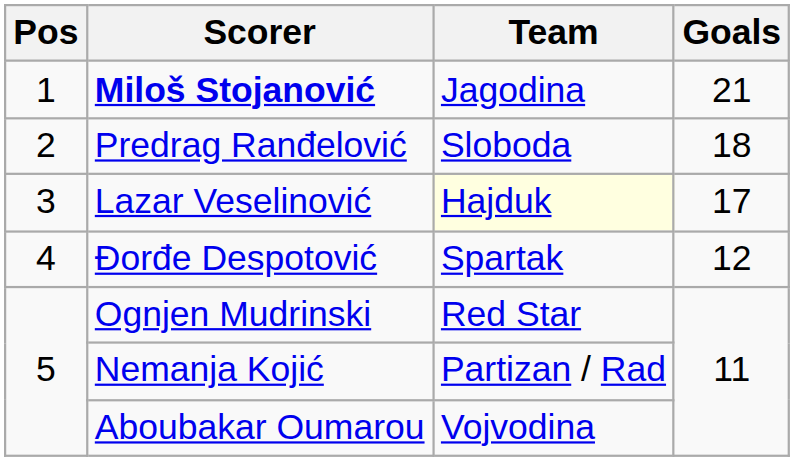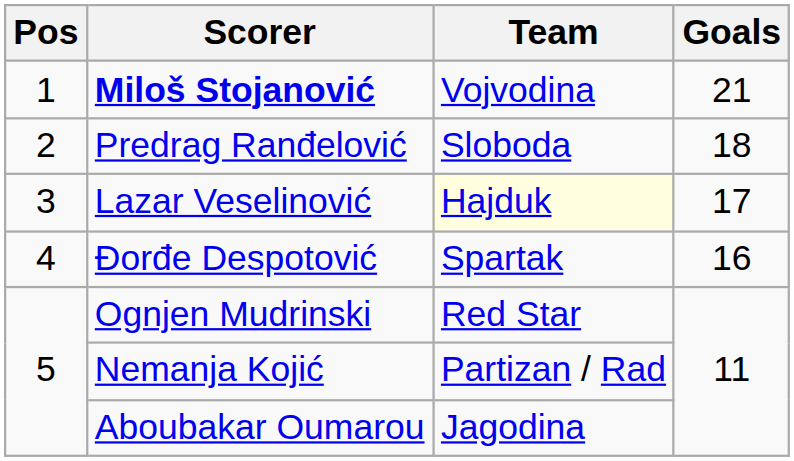(513, 88) Jagodina -> (518, 88) Vojvodina
(732, 257) 12 -> (732, 257) 16
(518, 426) Vojvodina -> (513, 426) Jagodina
